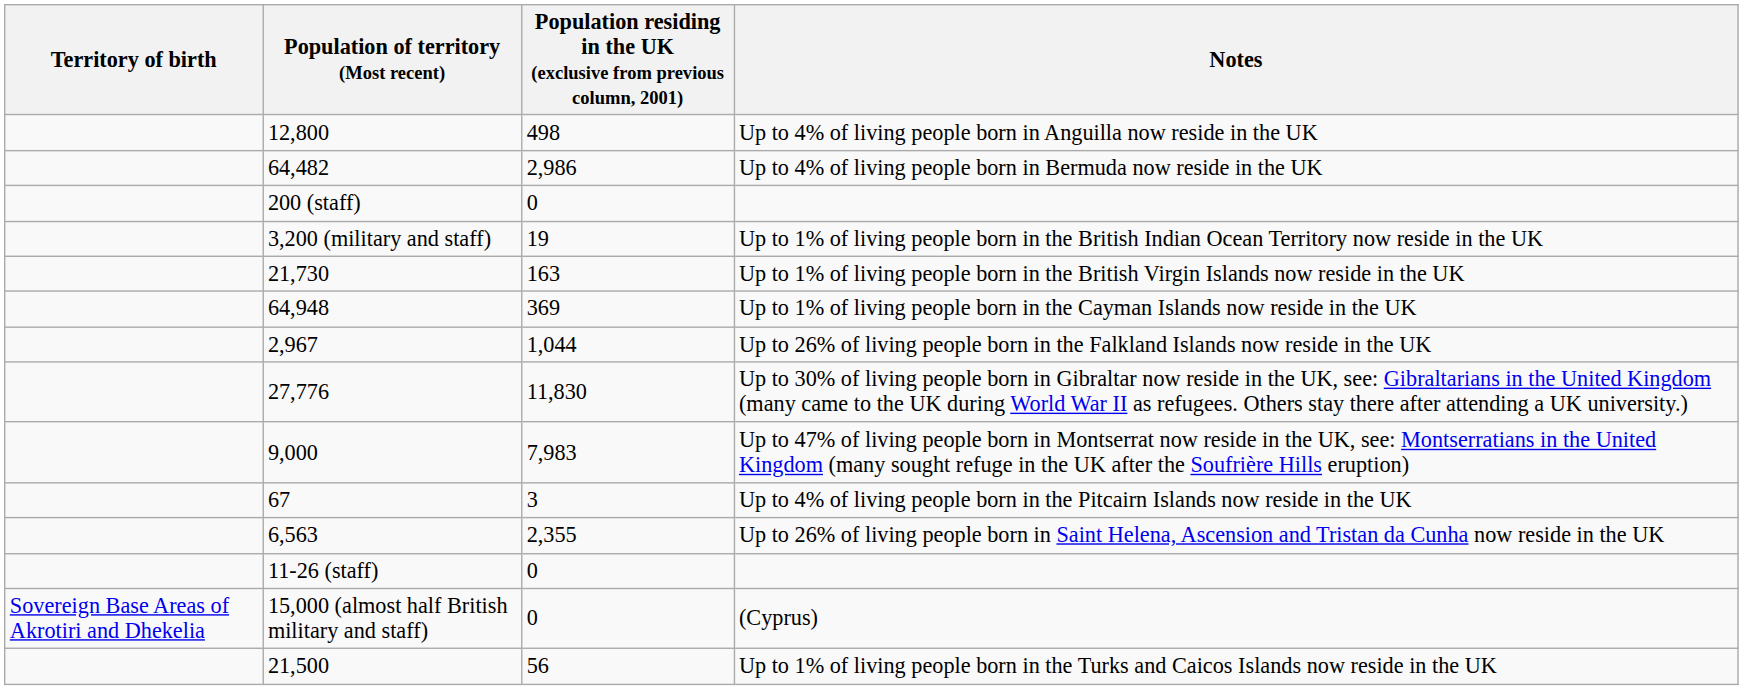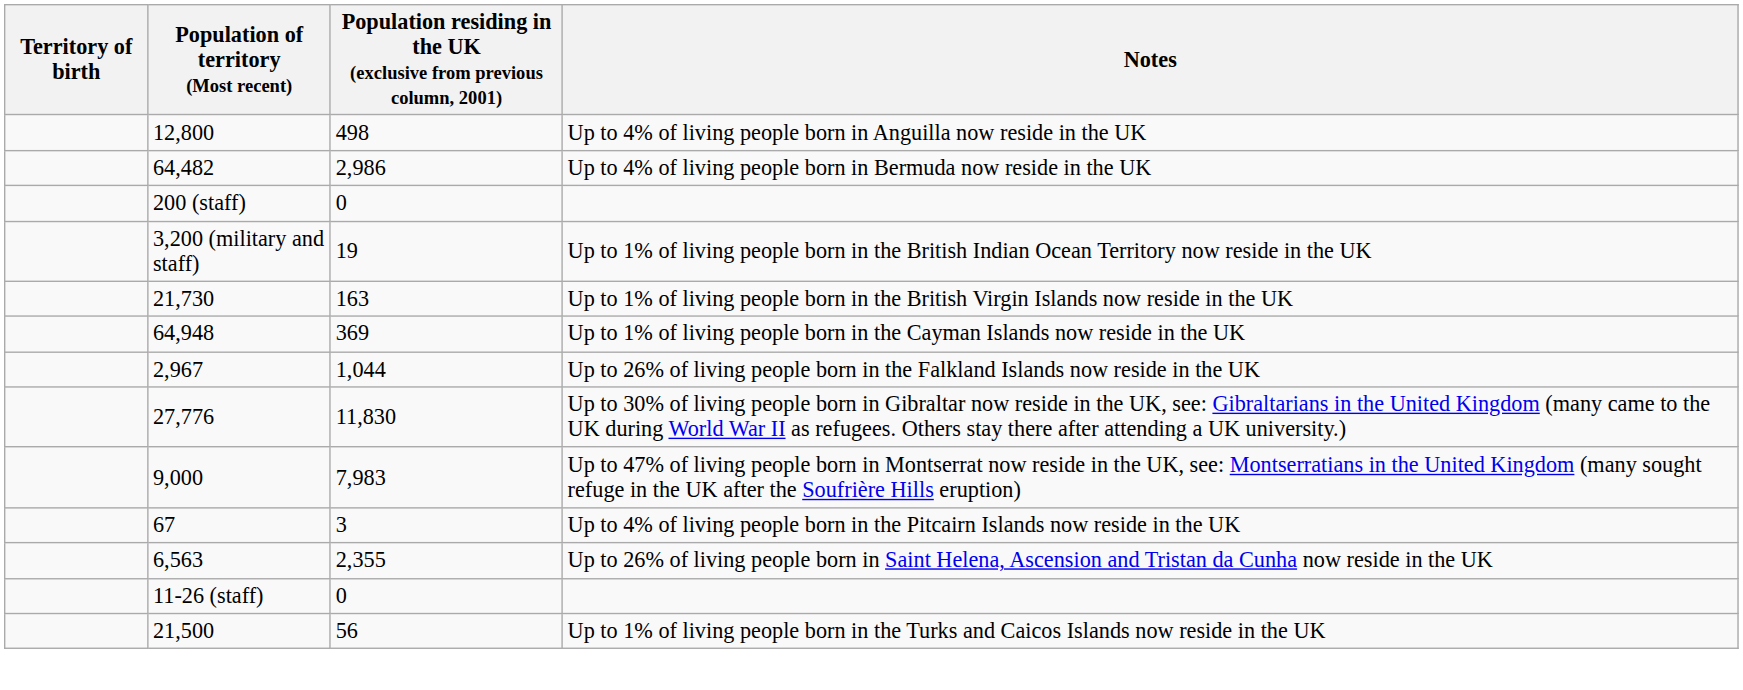- row: (388, 618)
